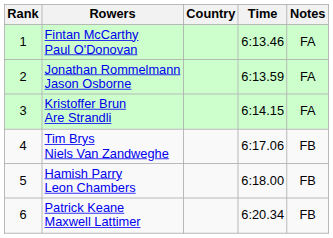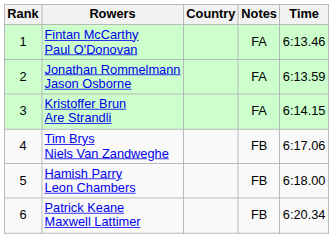columns swapped: (263, 14) <-> (308, 14)
